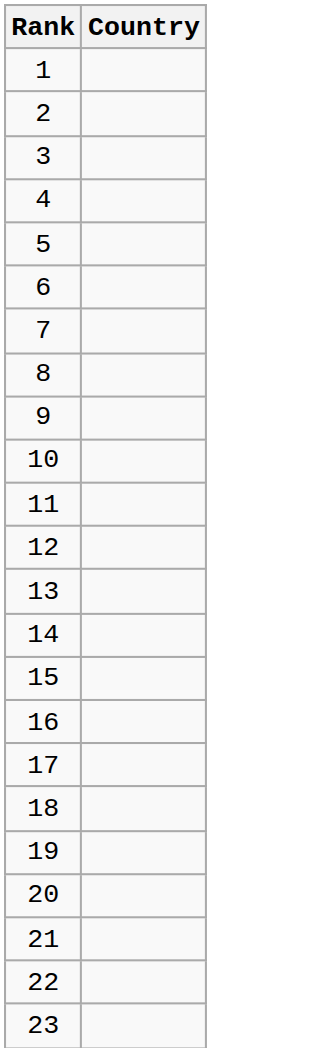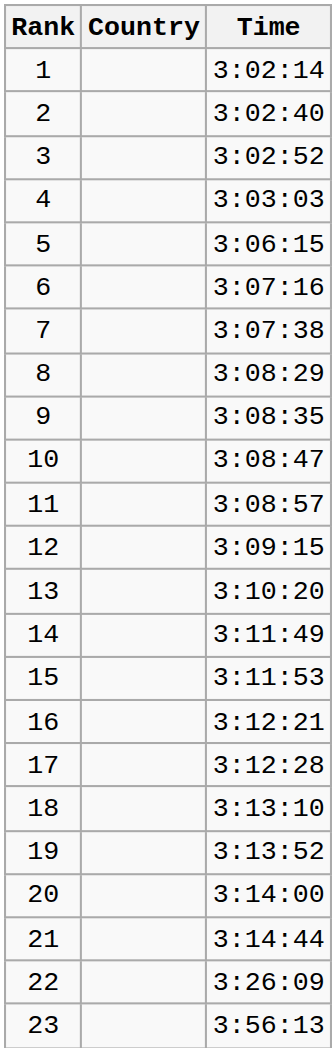+ column: (269, 27)
